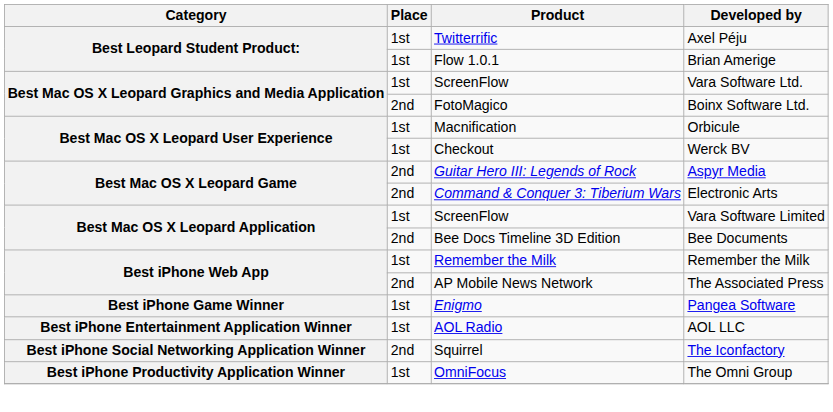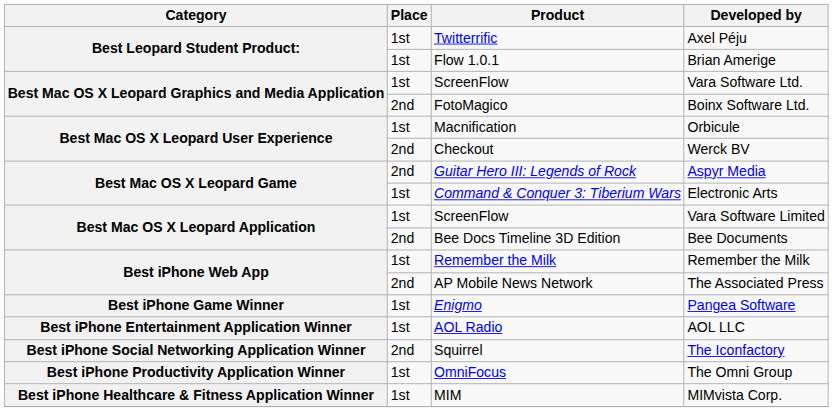(400, 149) 1st -> (403, 149) 2nd
(403, 194) 2nd -> (400, 194) 1st
+ row: (735, 395)
